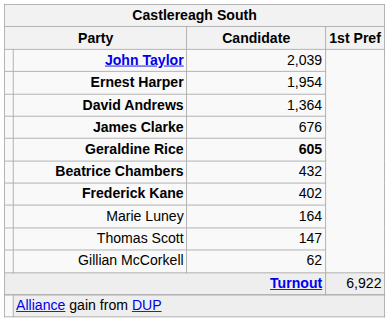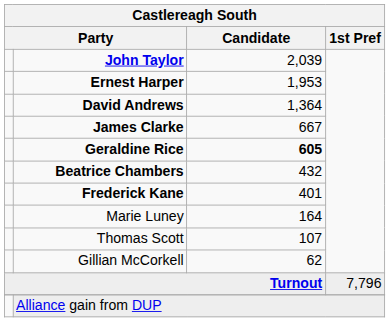(305, 82) 1,954 -> (305, 82) 1,953
(310, 127) 676 -> (310, 127) 667
(310, 194) 402 -> (310, 194) 401
(310, 238) 147 -> (310, 238) 107
(364, 283) 6,922 -> (364, 283) 7,796
